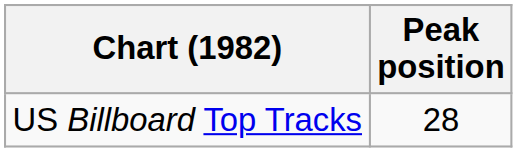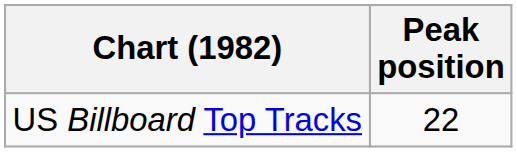(441, 119) 28 -> (441, 119) 22
